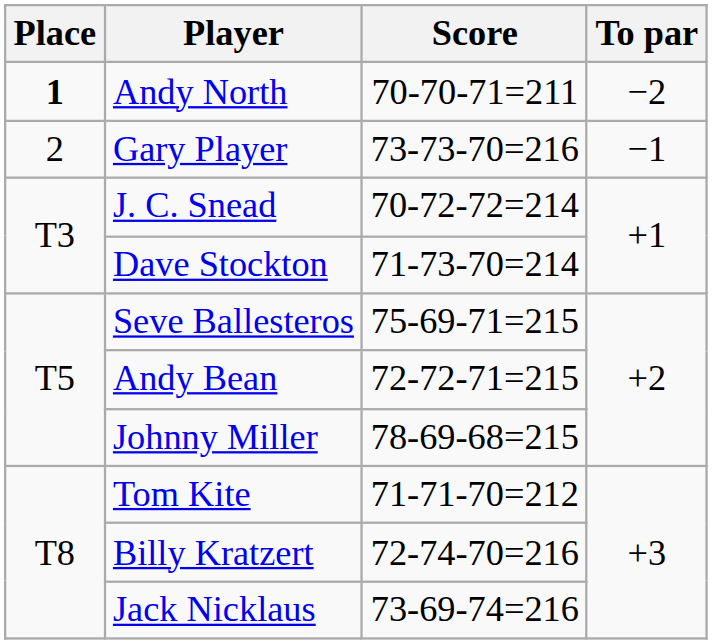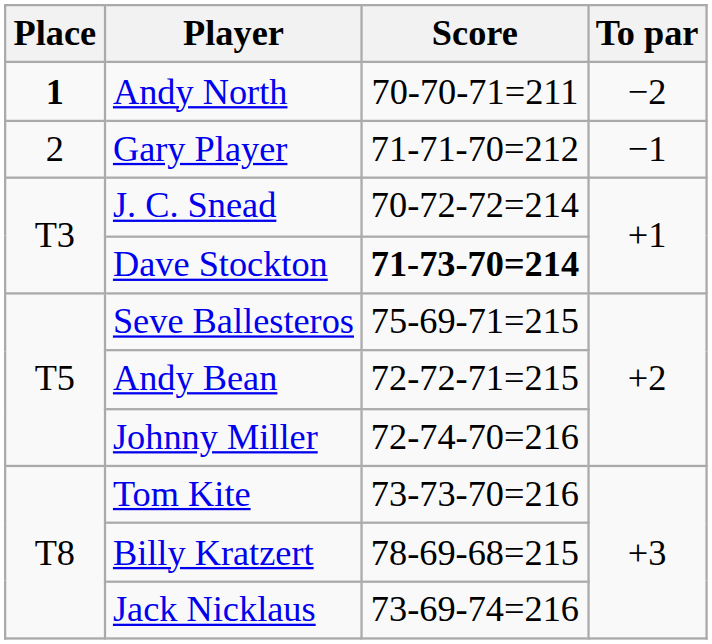(475, 148) 73-73-70=216 -> (475, 148) 71-71-70=212
(475, 263) normal -> (475, 263) bold
(475, 436) 78-69-68=215 -> (475, 436) 72-74-70=216
(475, 494) 71-71-70=212 -> (475, 494) 73-73-70=216
(475, 551) 72-74-70=216 -> (475, 551) 78-69-68=215
